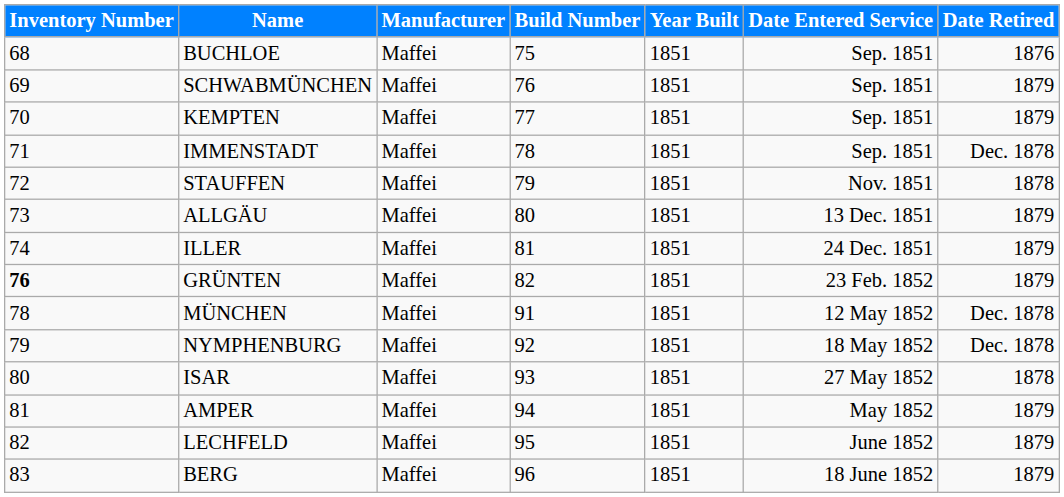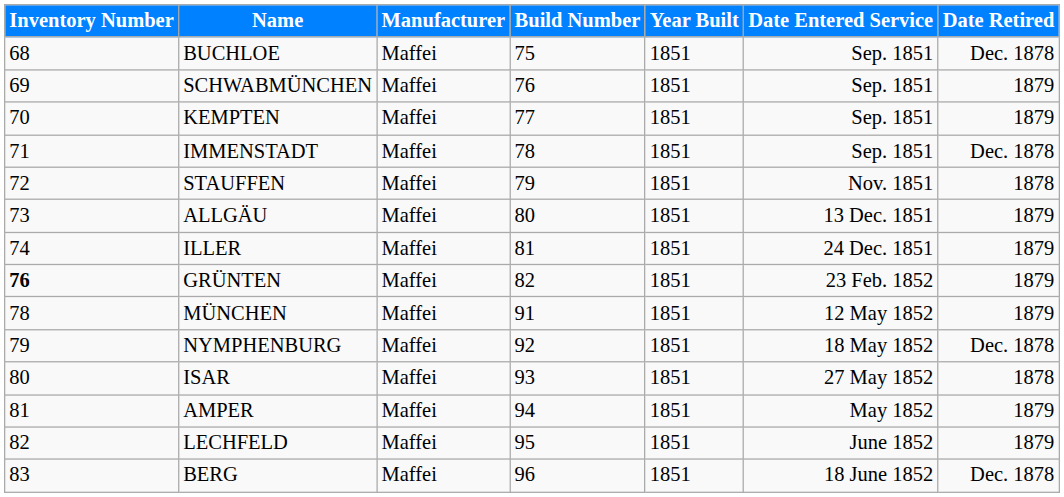(1034, 53) 1876 -> (1012, 53) Dec. 1878
(1012, 313) Dec. 1878 -> (1034, 313) 1879
(1034, 475) 1879 -> (1012, 475) Dec. 1878
